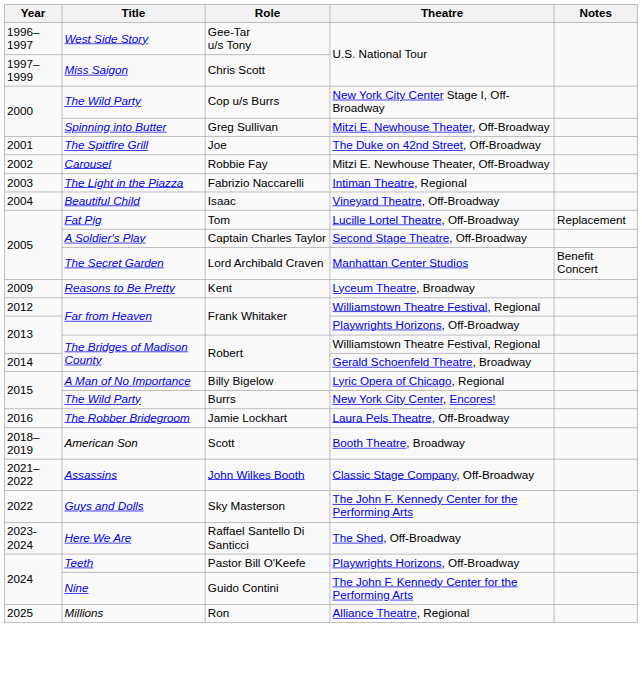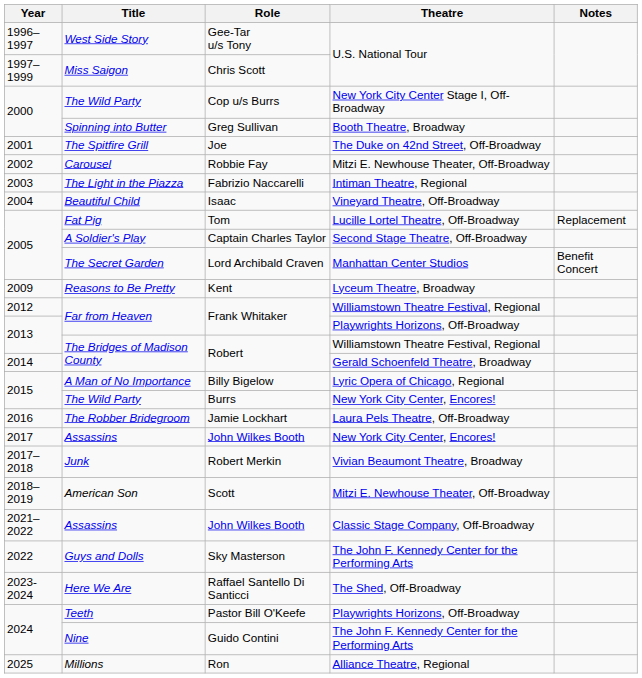(441, 127) Mitzi E. Newhouse Theater, Off-Broadway -> (399, 127) Booth Theatre, Broadway
+ row: (20, 436)
+ row: (23, 461)
(399, 443) Booth Theatre, Broadway -> (441, 493) Mitzi E. Newhouse Theater, Off-Broadway
